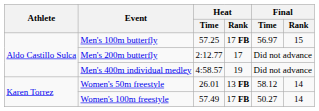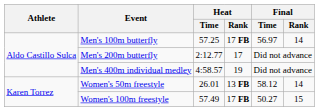(299, 40) 15 -> (299, 40) 14
(299, 99) 14 -> (299, 99) 15
